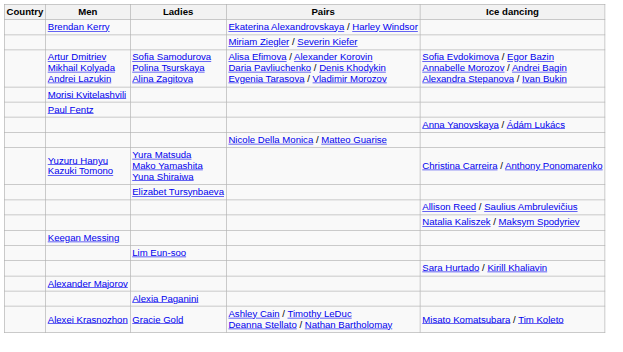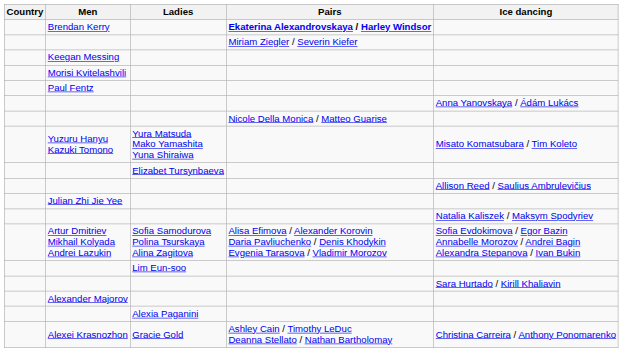(323, 27) normal -> (330, 27) bold
rows swapped: (83, 238) <-> (81, 68)
(512, 166) Christina Carreira / Anthony Ponomarenko -> (506, 144) Misato Komatsubara / Tim Koleto
+ row: (85, 201)
(493, 319) Misato Komatsubara / Tim Koleto -> (526, 334) Christina Carreira / Anthony Ponomarenko
